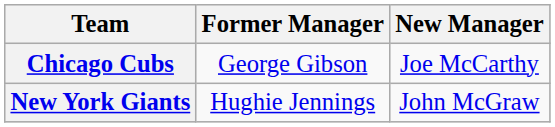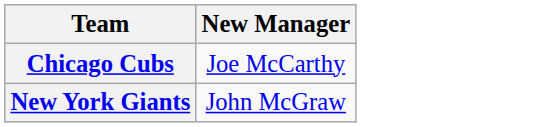- column: (293, 24)
